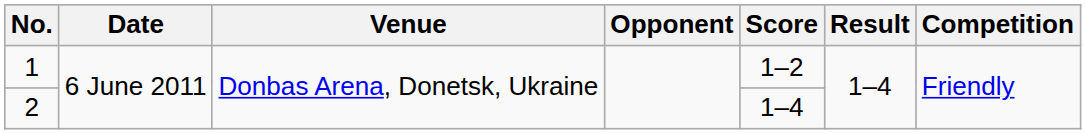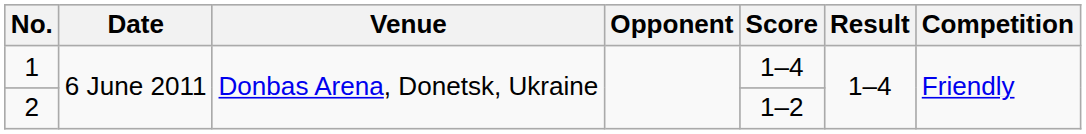(782, 66) 1–2 -> (782, 66) 1–4
(782, 107) 1–4 -> (782, 107) 1–2
